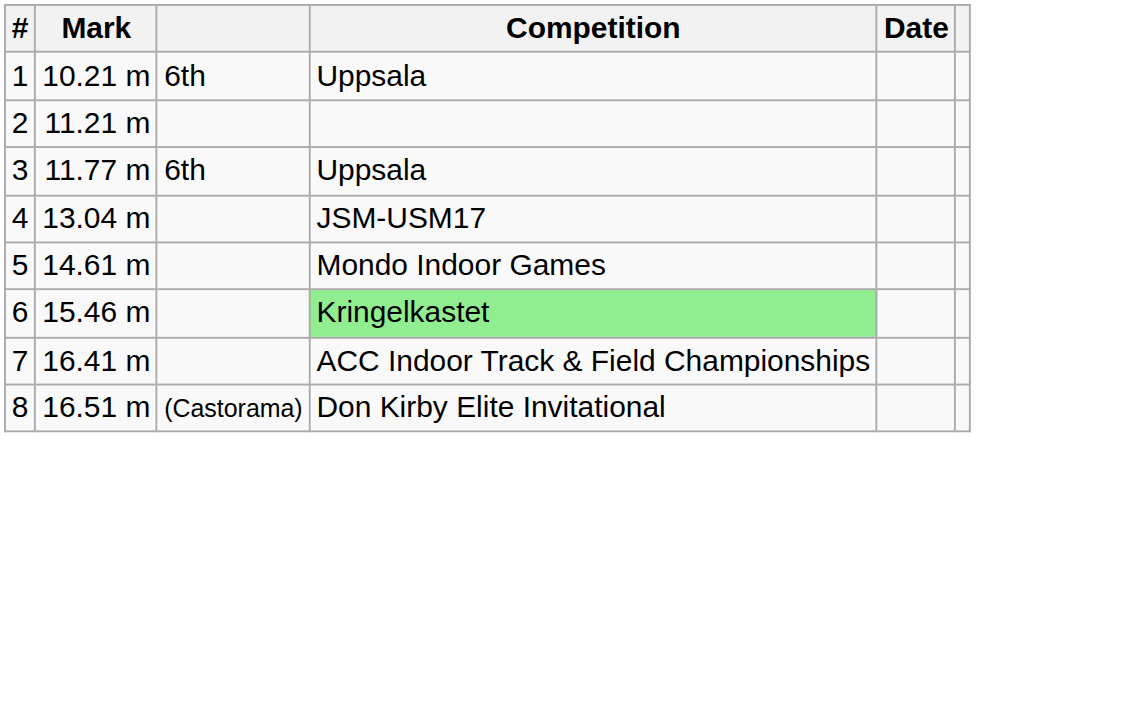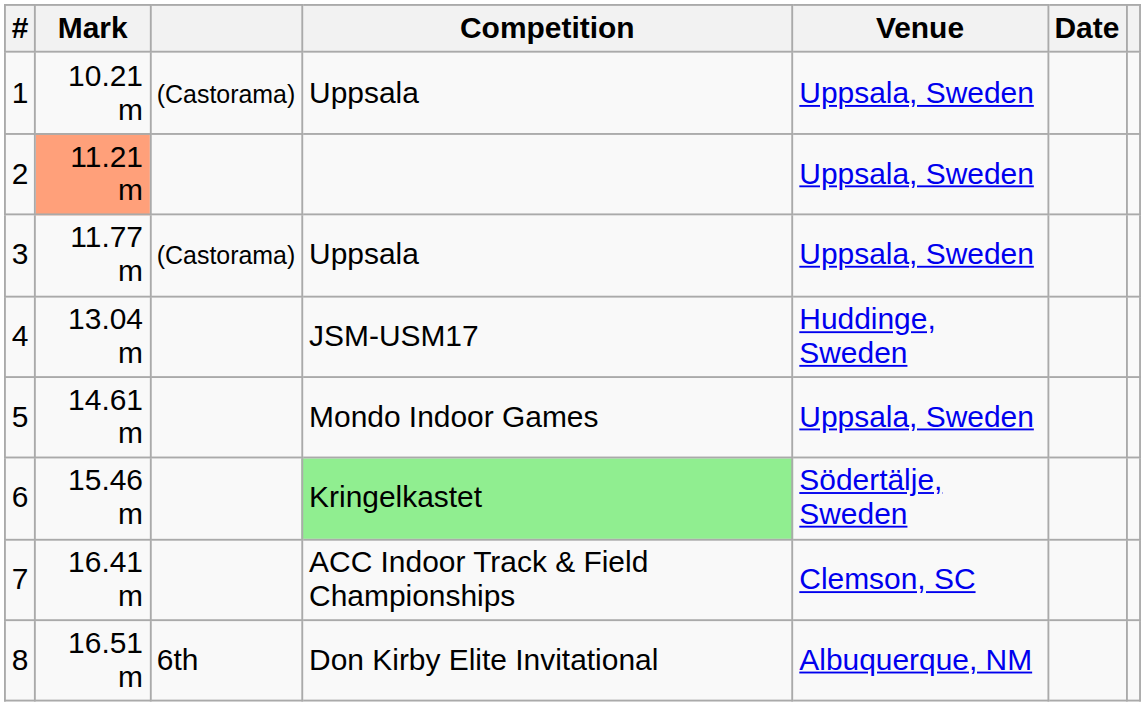+ column: (920, 28)
(185, 75) 6th -> (226, 94) (Castorama)
(97, 123) no background -> (107, 173) lightsalmon background
(185, 170) 6th -> (226, 256) (Castorama)
(233, 409) (Castorama) -> (178, 660) 6th
